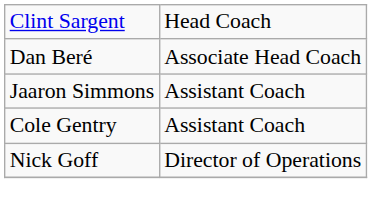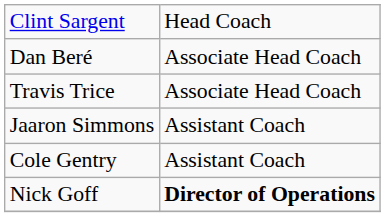+ row: (62, 90)
(263, 159) normal -> (270, 194) bold
